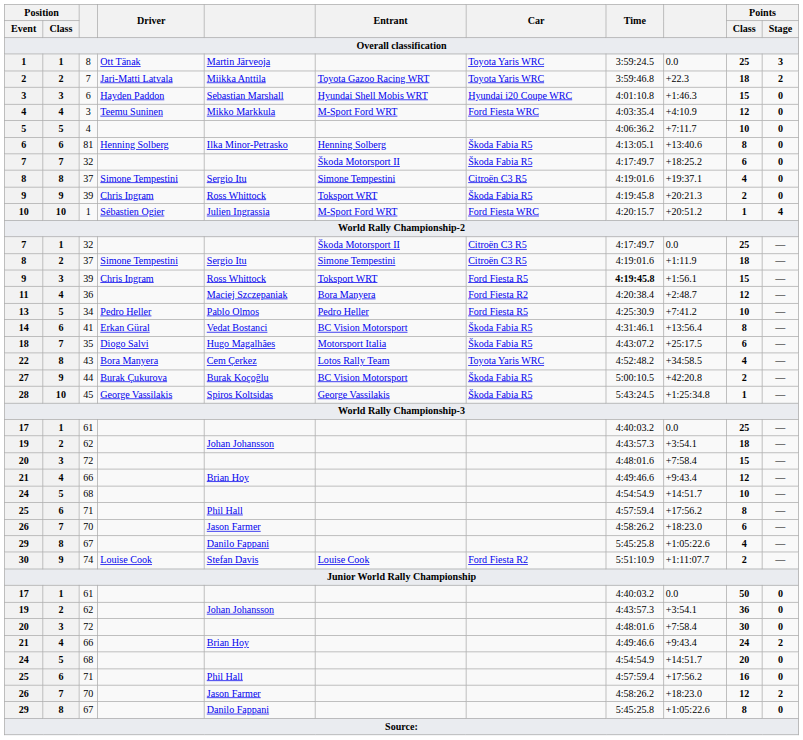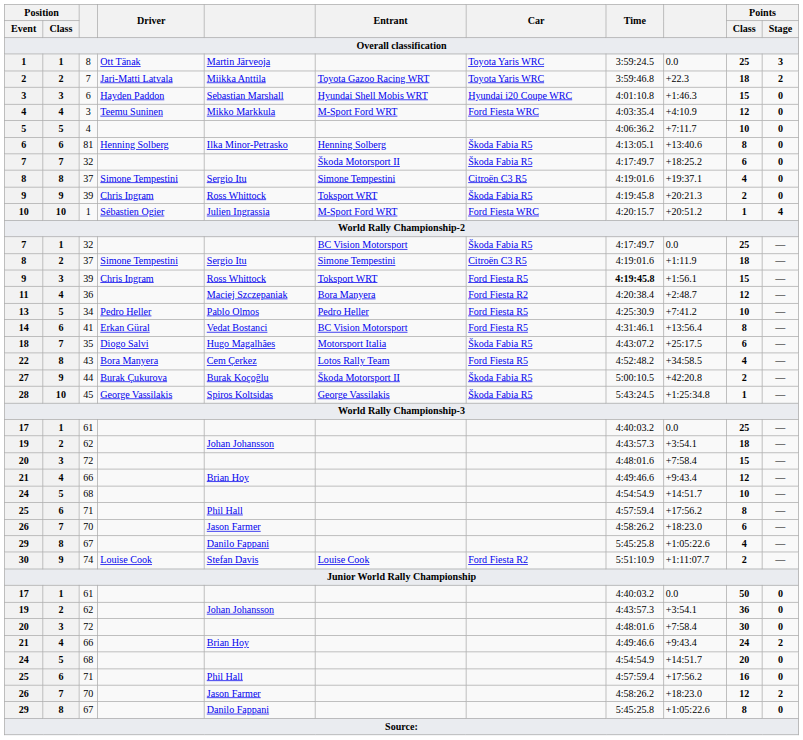(359, 244) Škoda Motorsport II -> (363, 244) BC Vision Motorsport
(497, 244) Citroën C3 R5 -> (500, 244) Škoda Fabia R5
(500, 327) Škoda Fabia R5 -> (498, 327) Ford Fiesta R5
(506, 361) Toyota Yaris WRC -> (498, 361) Ford Fiesta R5
(363, 377) BC Vision Motorsport -> (359, 377) Škoda Motorsport II
